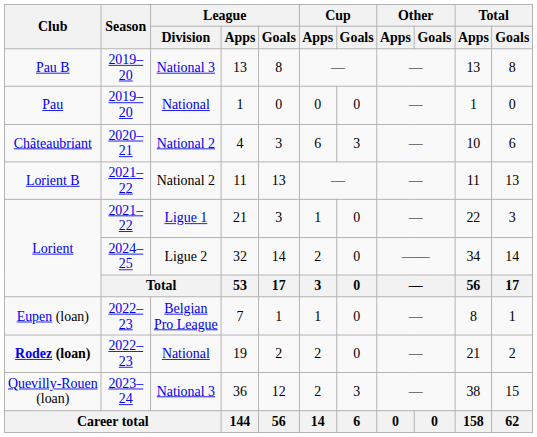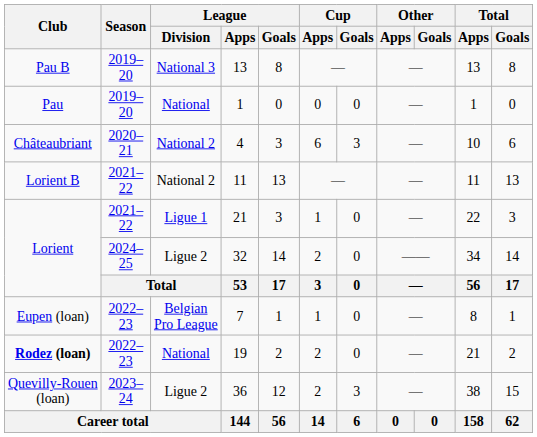(186, 391) National 3 -> (186, 391) Ligue 2
